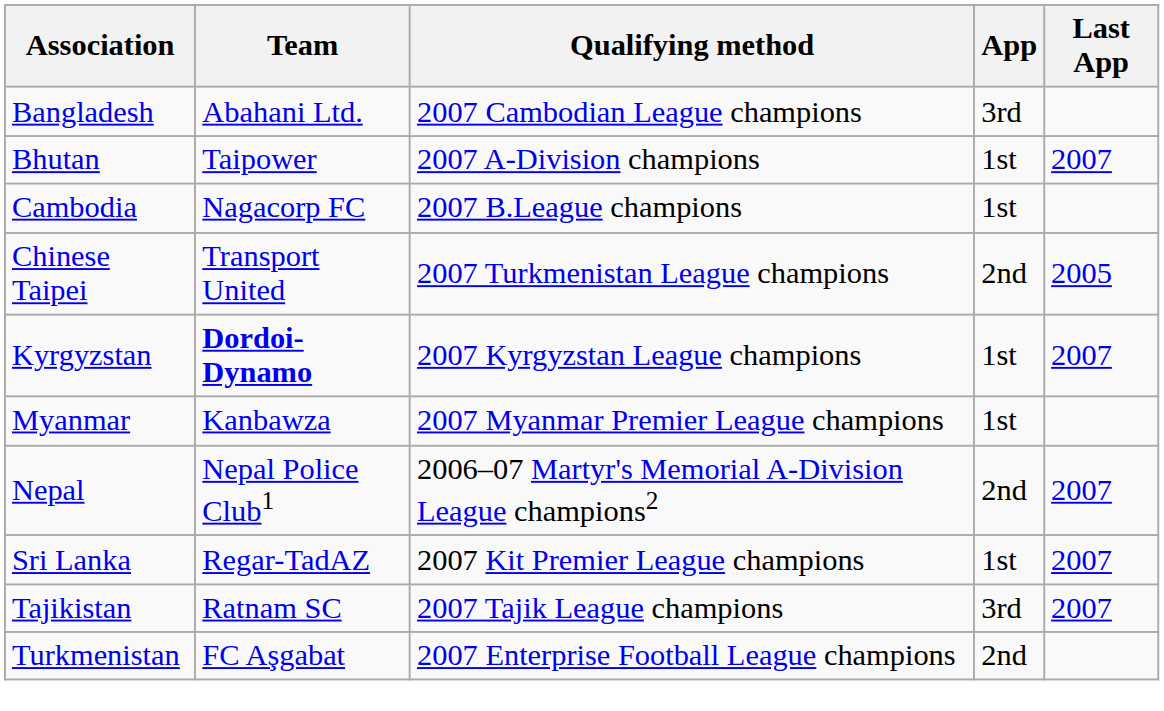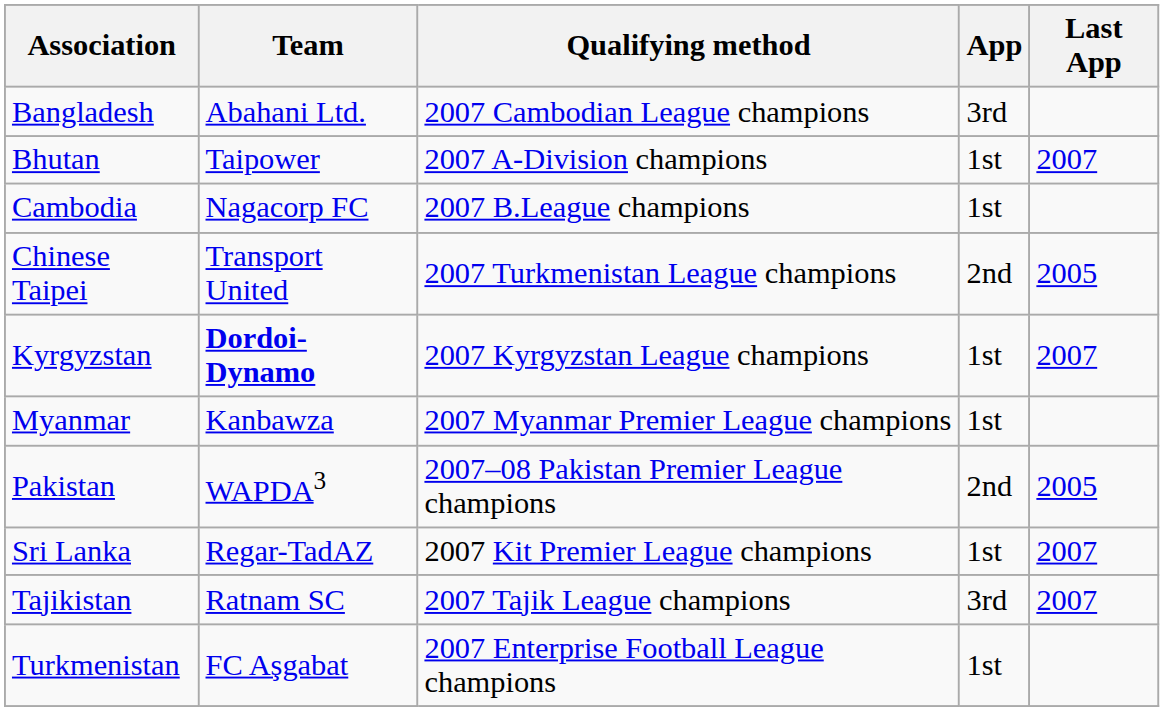- row: (48, 489)
+ row: (63, 485)
(1004, 655) 2nd -> (984, 664) 1st
